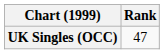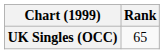(140, 37) 47 -> (140, 37) 65
